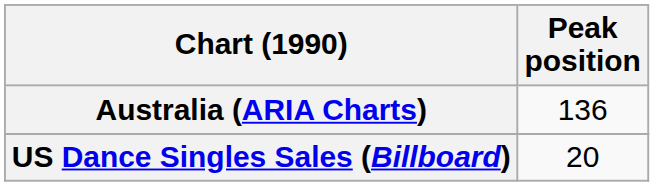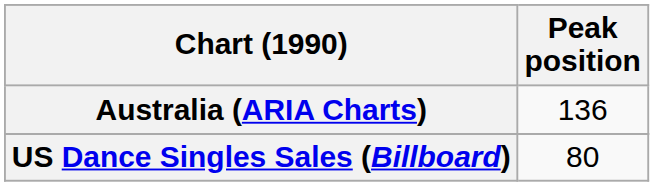(583, 156) 20 -> (583, 156) 80
